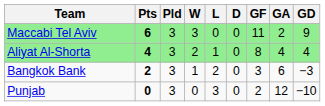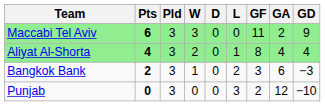columns swapped: (236, 14) <-> (216, 14)
